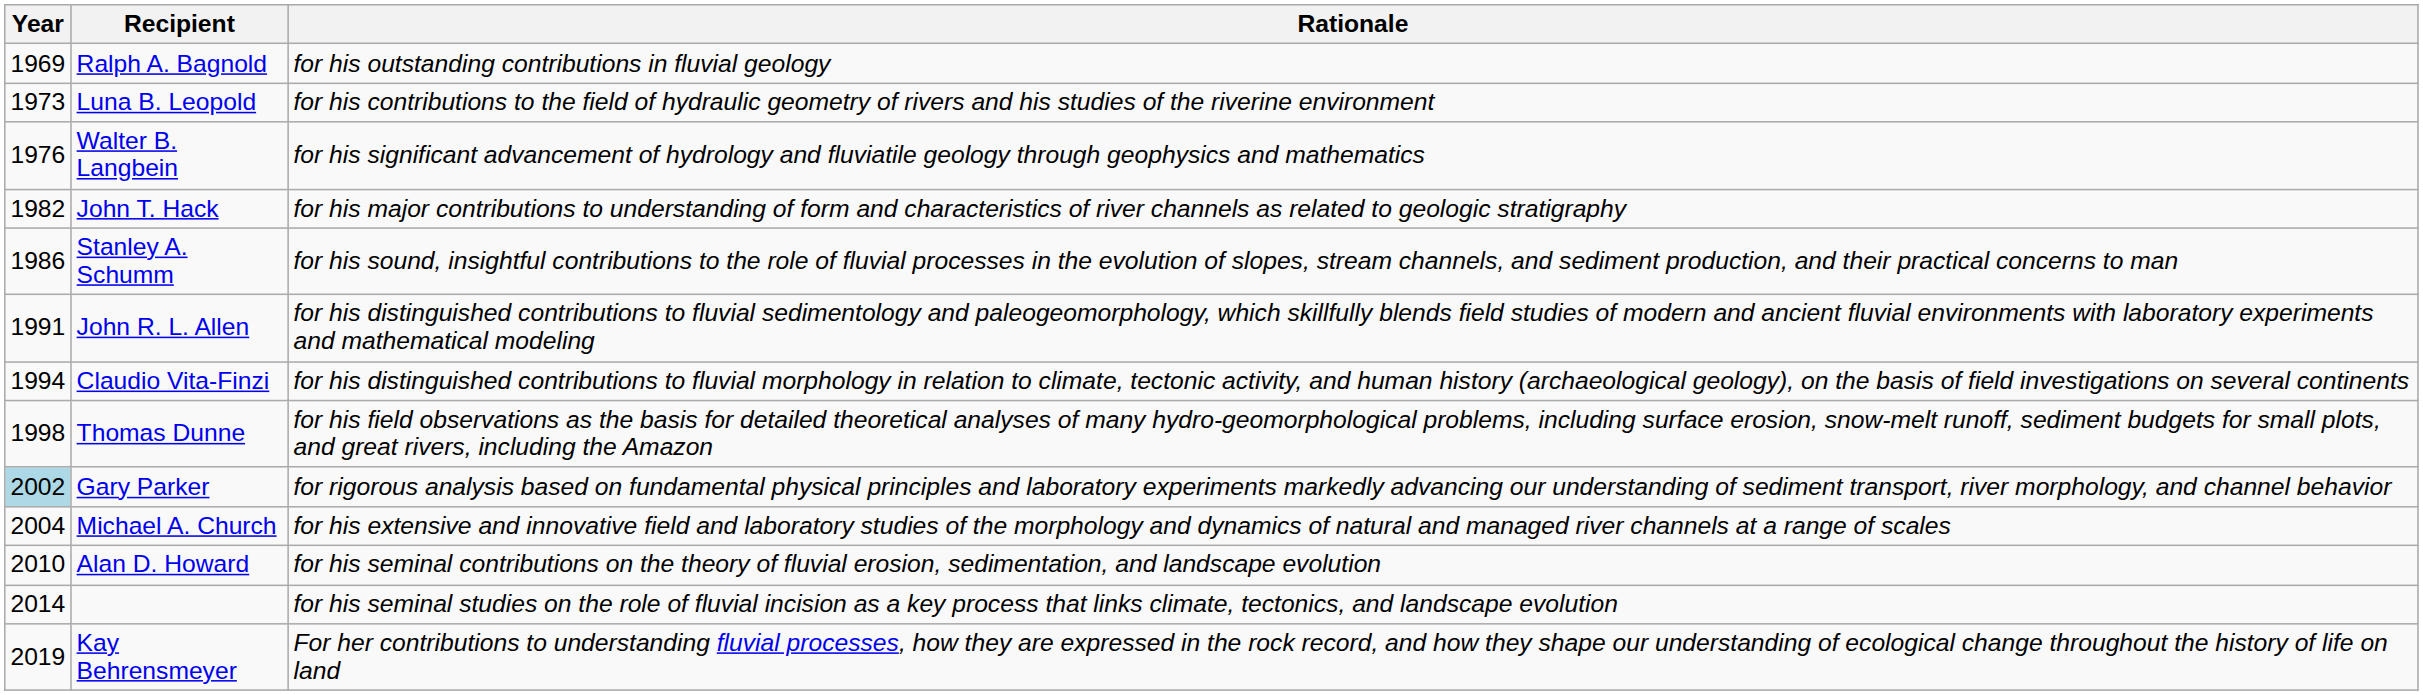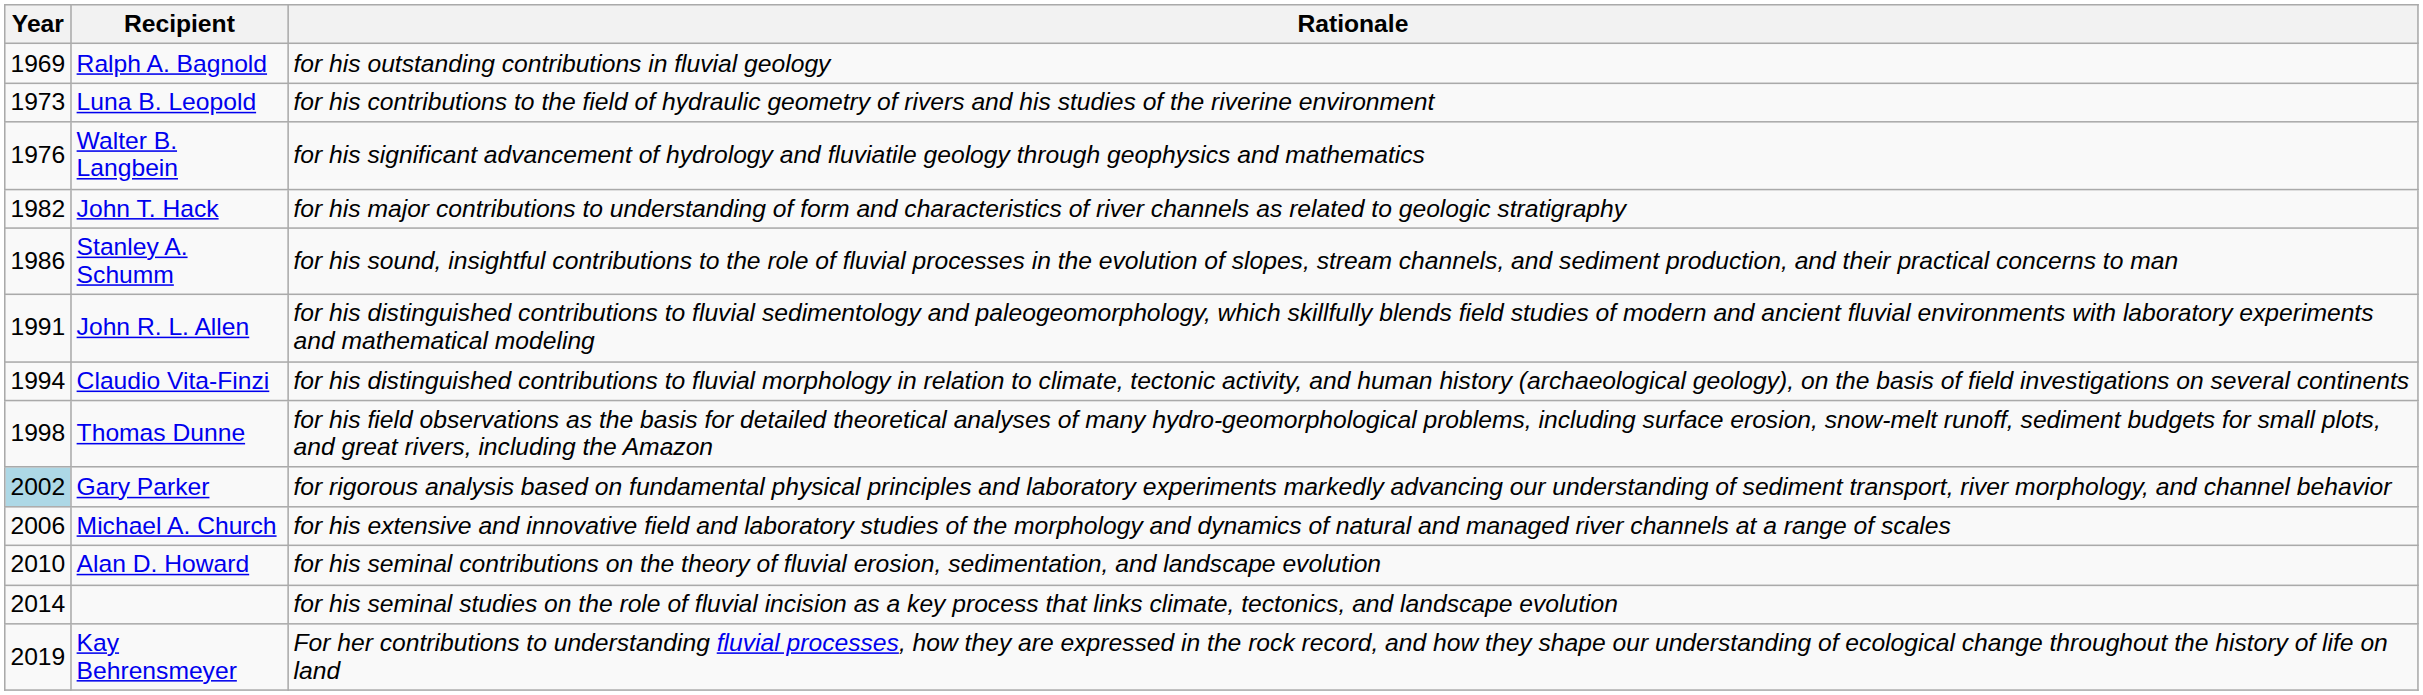(38, 525) 2004 -> (38, 525) 2006
